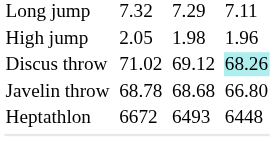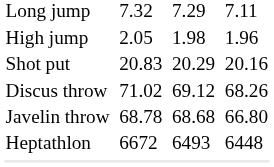+ row: (38, 64)
(246, 64) paleturquoise background -> (246, 90) no background
